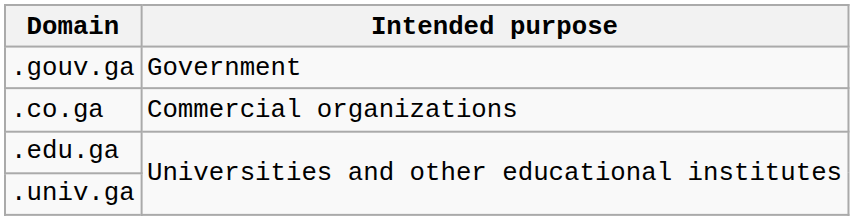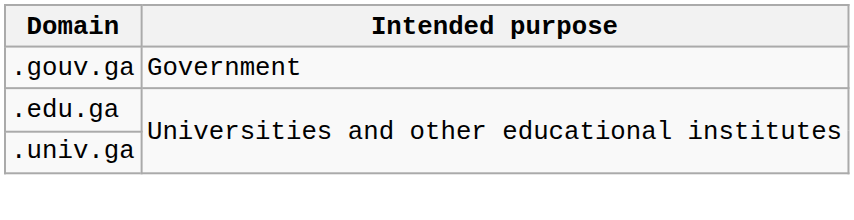- row: (57, 110)
